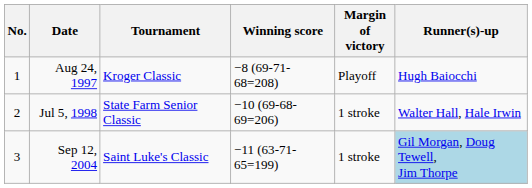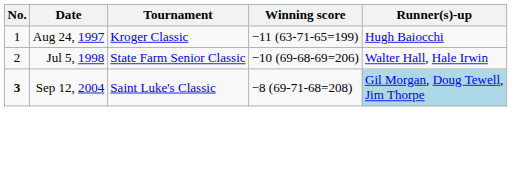- column: (365, 30)
(262, 75) −8 (69-71-68=208) -> (305, 37) −11 (63-71-65=199)
(17, 157) normal -> (17, 87) bold
(265, 157) −11 (63-71-65=199) -> (302, 87) −8 (69-71-68=208)
